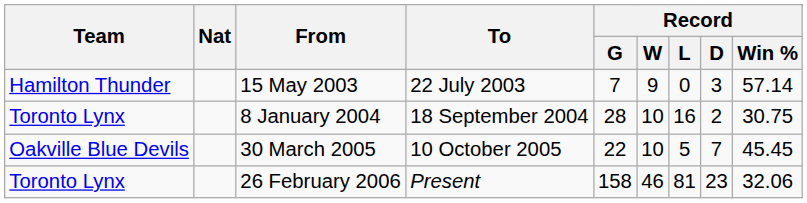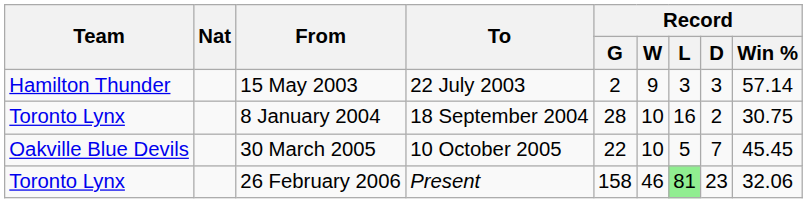(615, 85) 7 -> (615, 85) 2
(685, 85) 0 -> (685, 85) 3
(685, 181) no background -> (685, 181) lightgreen background
